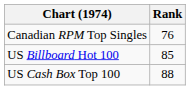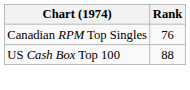- row: (63, 54)
